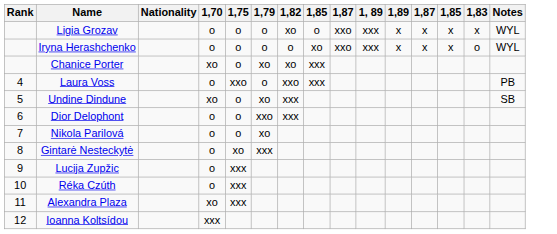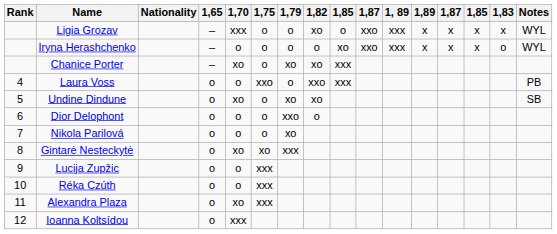+ column: (212, 13)
(212, 30) o -> (238, 30) xxx
(291, 99) xxx -> (317, 99) xo
(291, 116) xxx -> (317, 116) o
(212, 151) o -> (238, 151) xo
